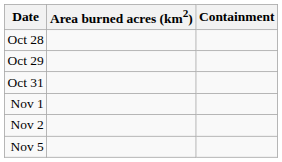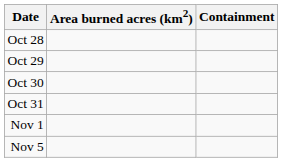+ row: (26, 82)
- row: (27, 125)
